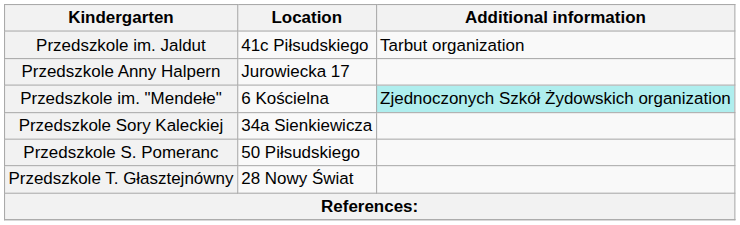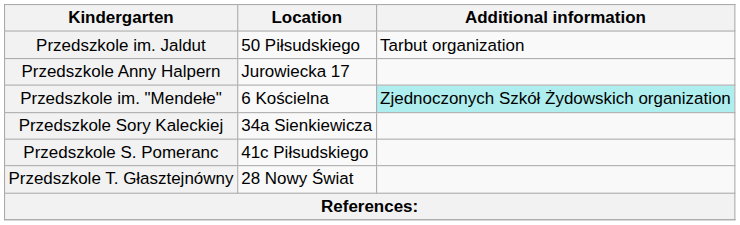(305, 44) 41c Piłsudskiego -> (301, 44) 50 Piłsudskiego
(301, 152) 50 Piłsudskiego -> (305, 152) 41c Piłsudskiego
